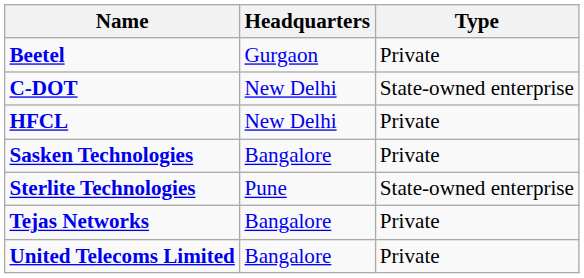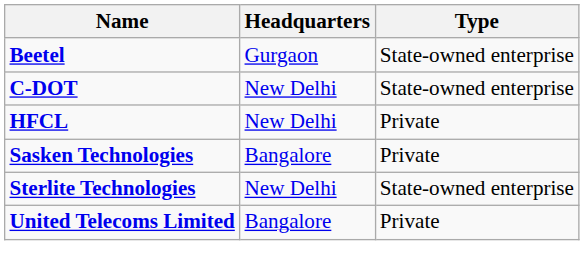(410, 54) Private -> (477, 54) State-owned enterprise
(266, 188) Pune -> (291, 188) New Delhi
- row: (79, 222)
